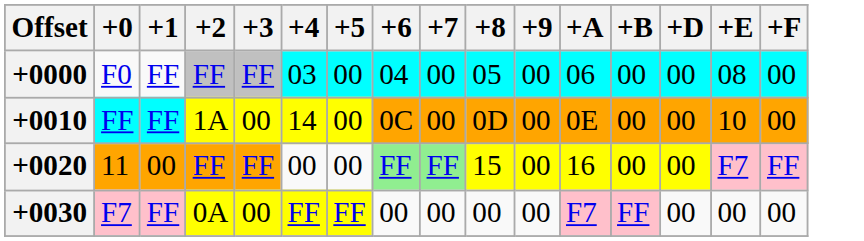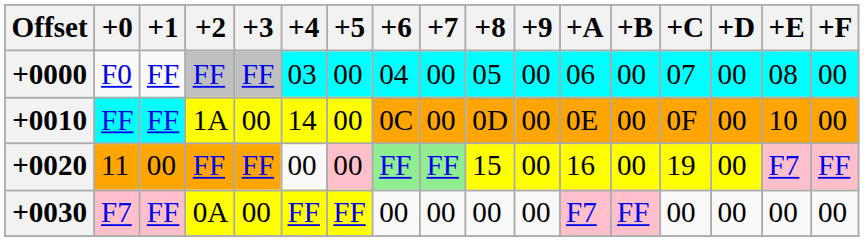+ column: (685, 27)
(348, 166) no background -> (348, 166) pink background
